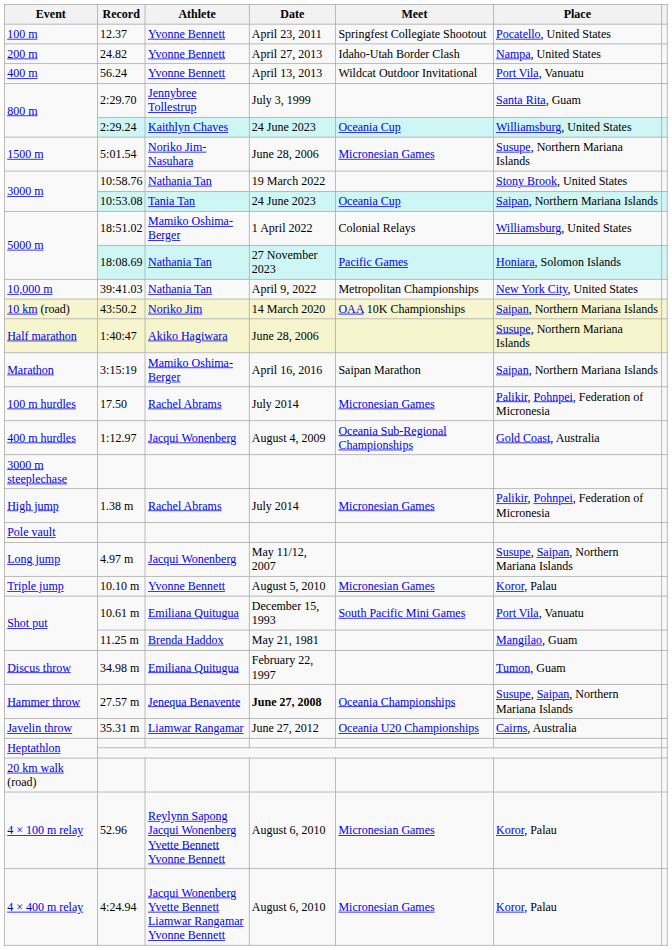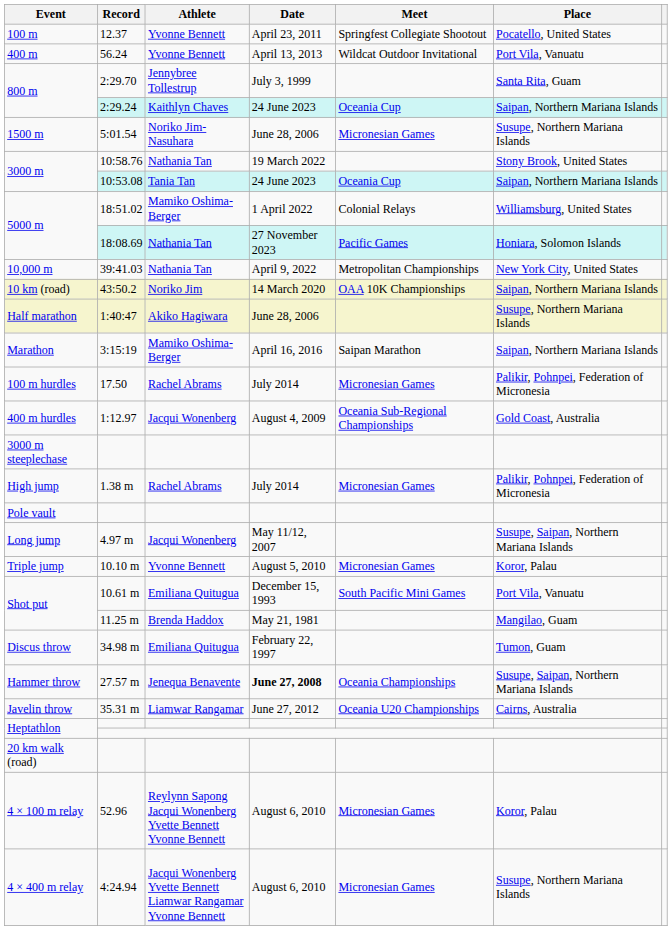- row: (22, 54)
(564, 127) Williamsburg, United States -> (577, 108) Saipan, Northern Mariana Islands
(526, 907) Koror, Palau -> (559, 887) Susupe, Northern Mariana Islands
